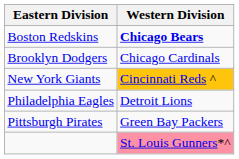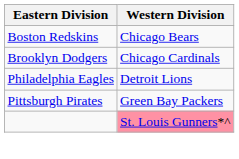(162, 36) bold -> (159, 36) normal
- row: (54, 79)
